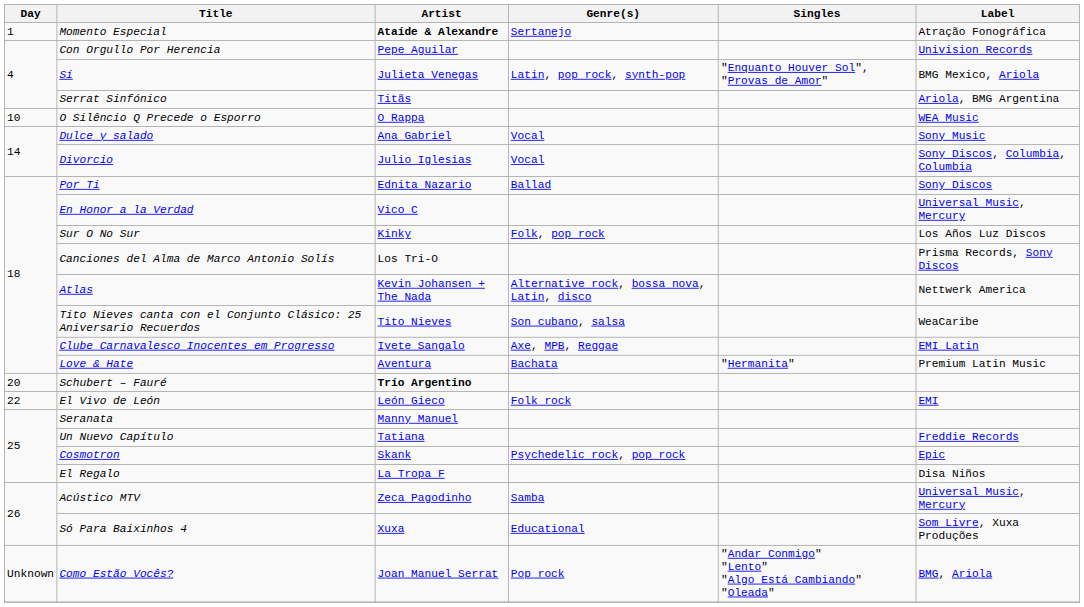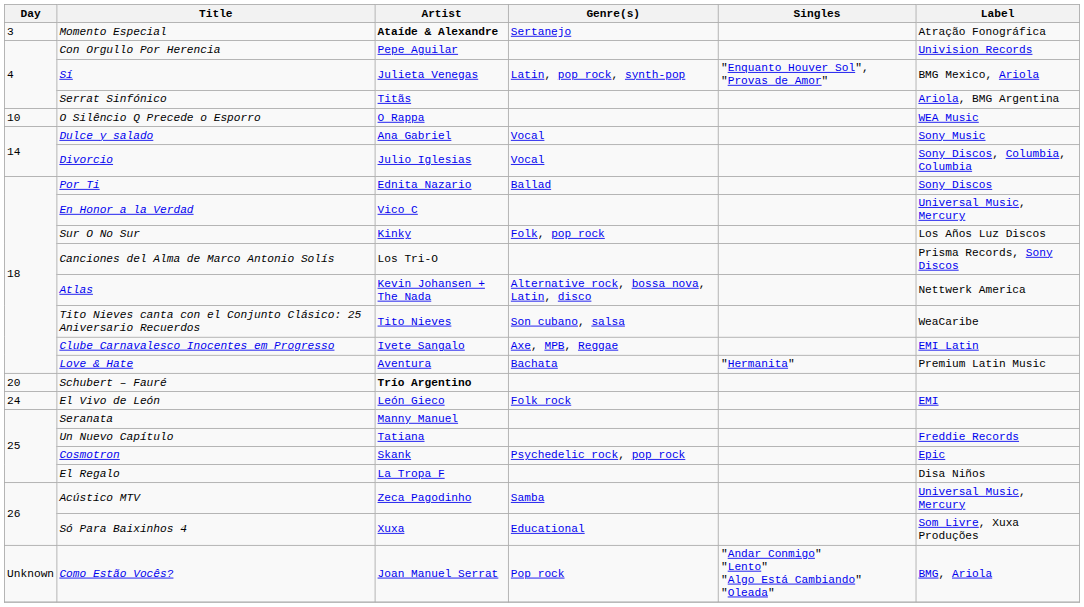(10, 32) 1 -> (10, 32) 3
(14, 401) 22 -> (14, 401) 24
